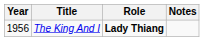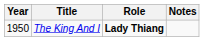(18, 28) 1956 -> (18, 28) 1950
